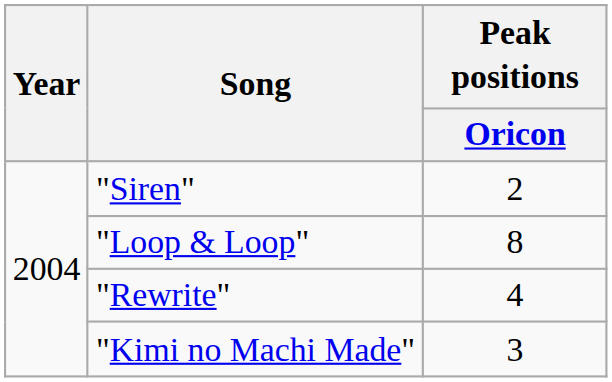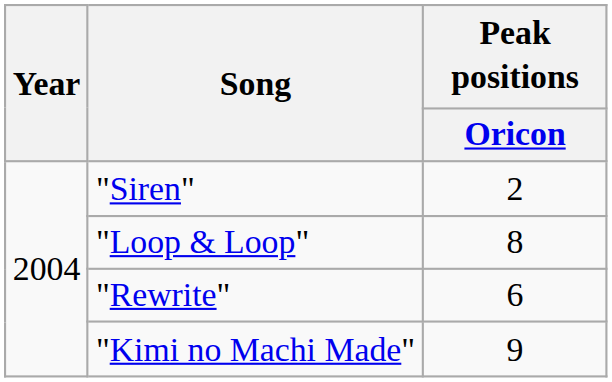(515, 295) 4 -> (515, 295) 6
(515, 348) 3 -> (515, 348) 9
